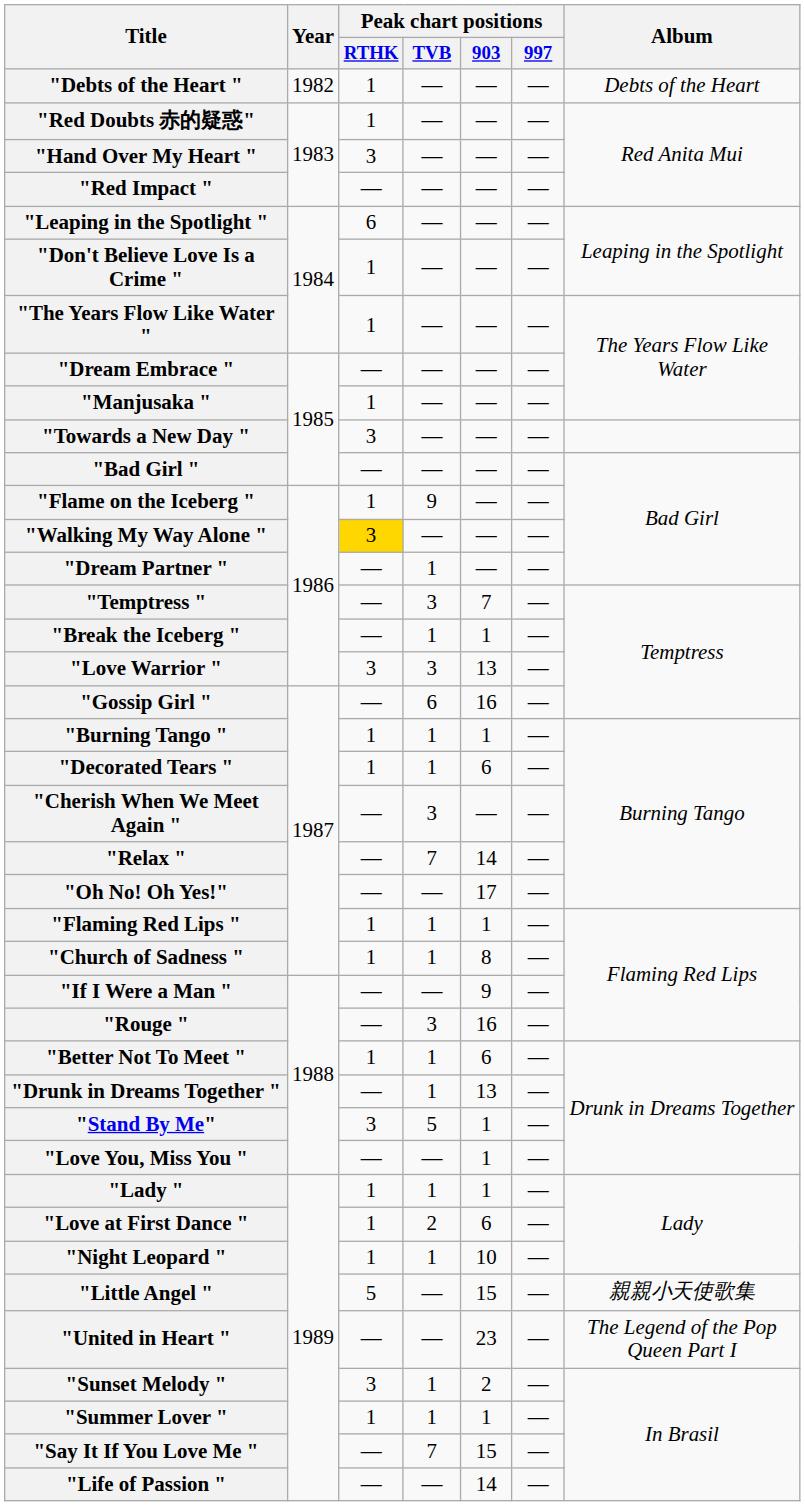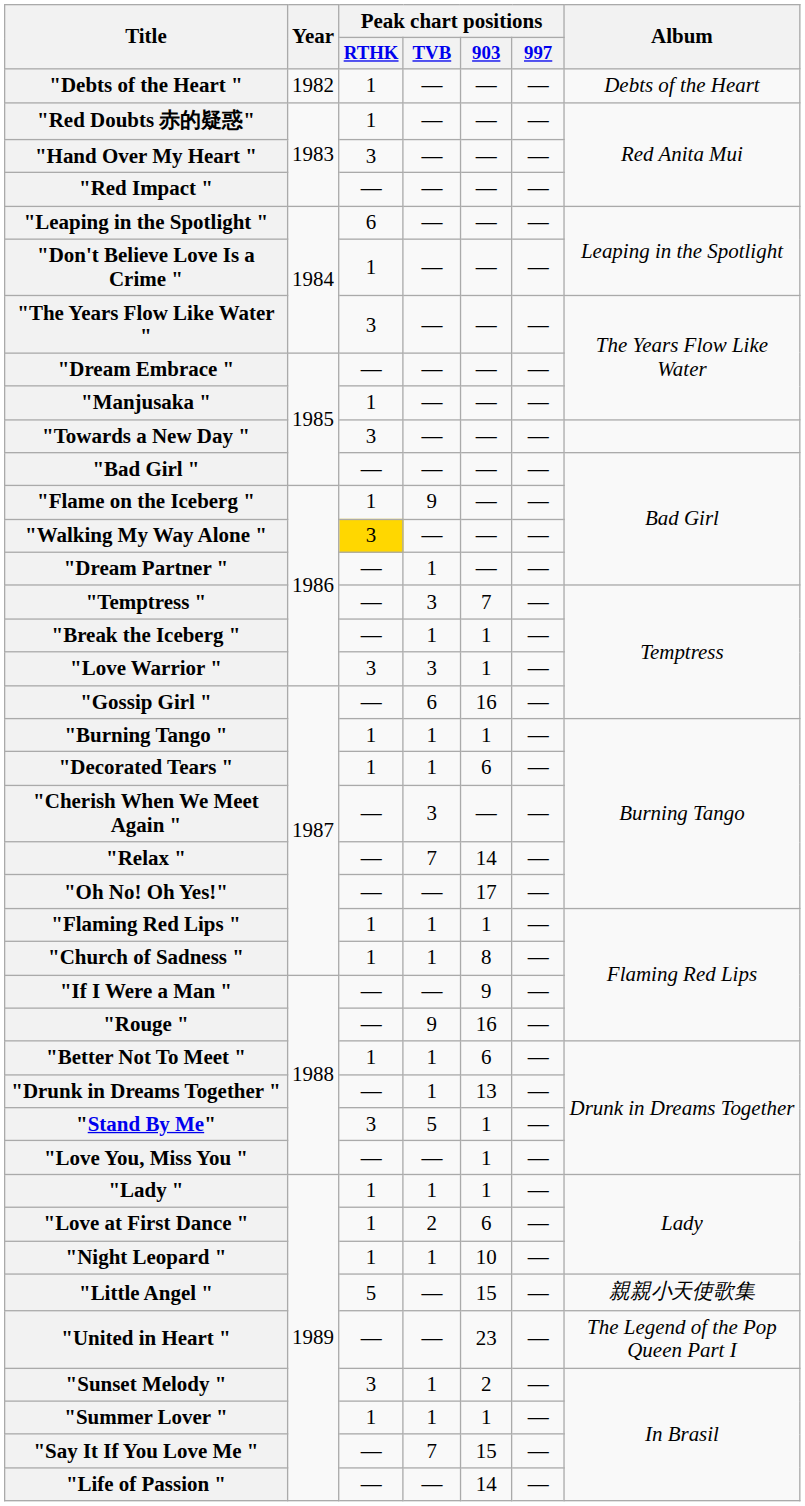(371, 324) 1 -> (371, 324) 3
(486, 668) 13 -> (486, 668) 1
(432, 1024) 3 -> (432, 1024) 9
